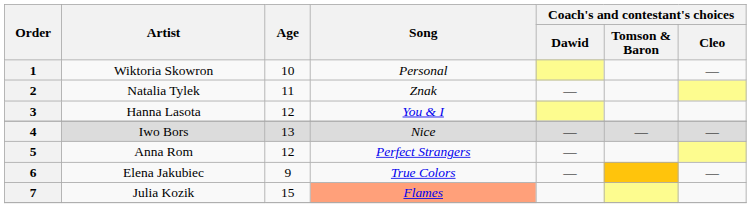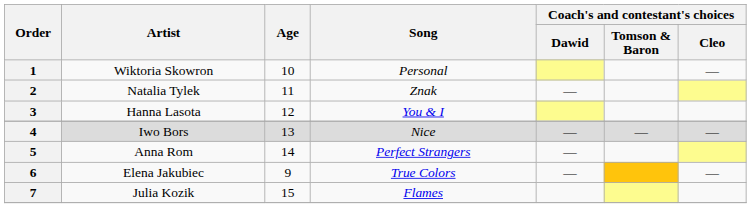(288, 152) 12 -> (288, 152) 14
(423, 193) lightsalmon background -> (423, 193) no background
